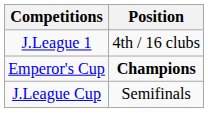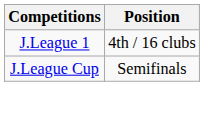- row: (57, 68)
